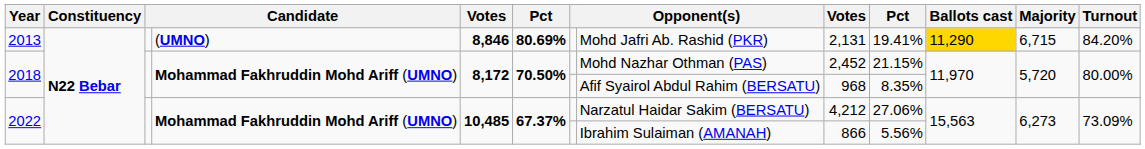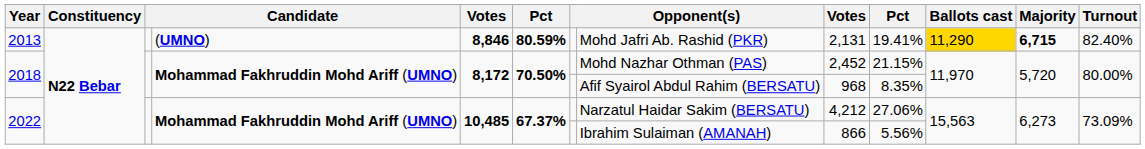(541, 39) 80.69% -> (541, 39) 80.59%
(1038, 39) normal -> (1038, 39) bold
(1108, 39) 84.20% -> (1108, 39) 82.40%
